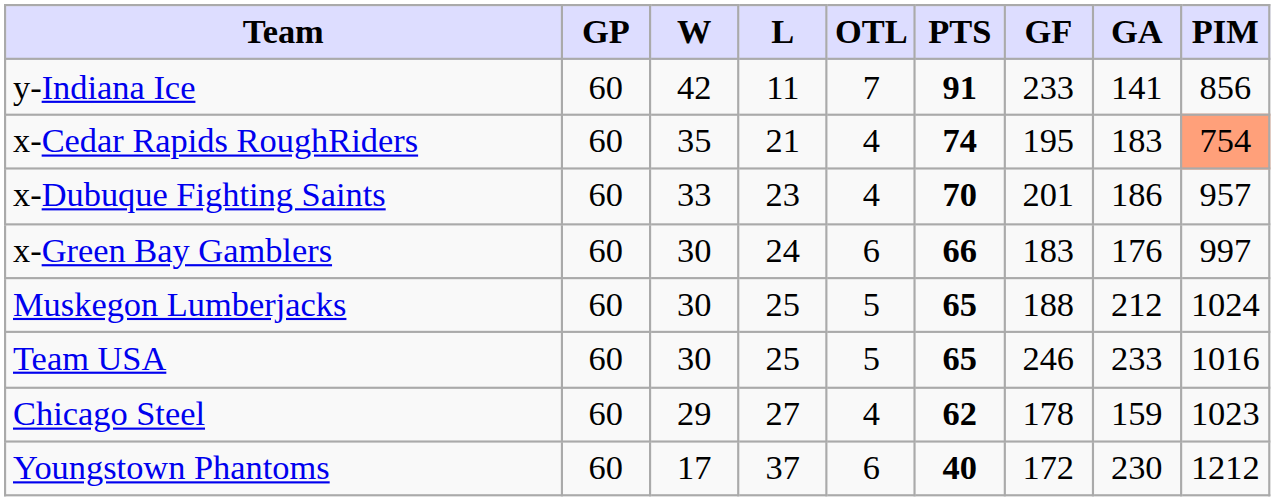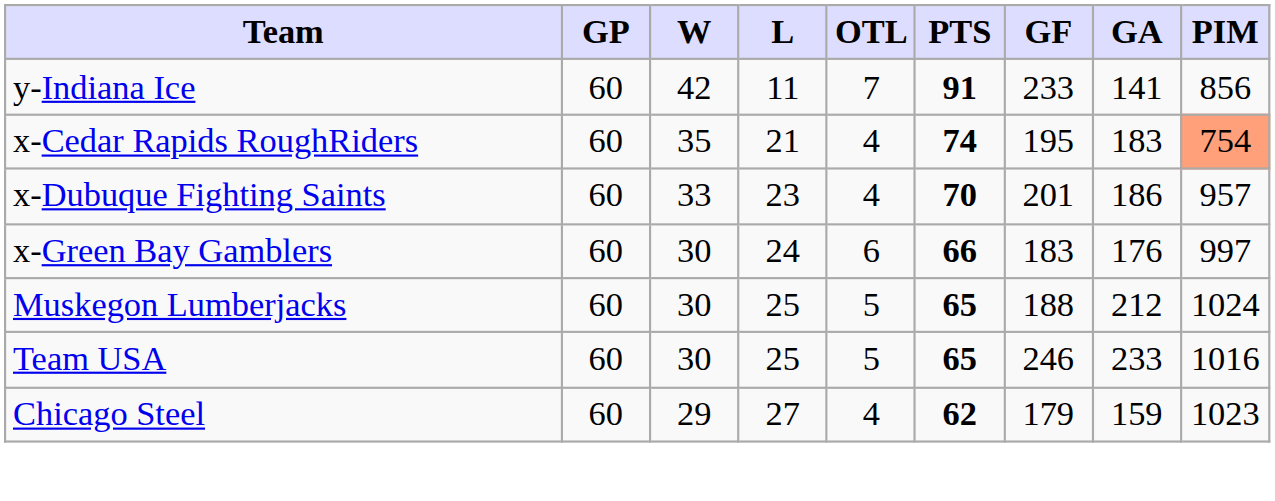(1048, 413) 178 -> (1048, 413) 179
- row: (171, 468)
